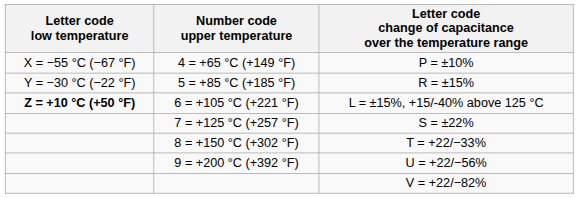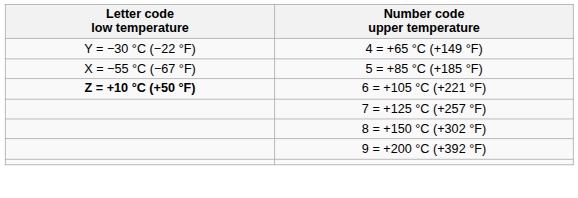- column: (446, 28)
(80, 63) X = −55 °C (−67 °F) -> (140, 48) Y = −30 °C (−22 °F)
(80, 83) Y = −30 °C (−22 °F) -> (140, 68) X = −55 °C (−67 °F)
